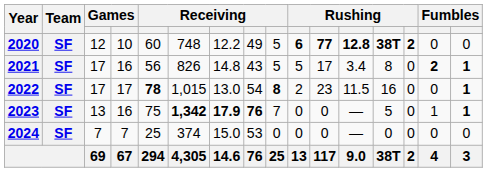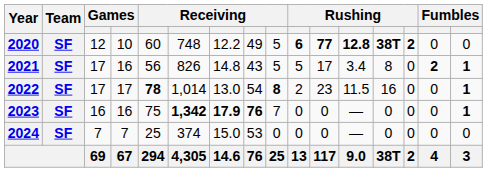(189, 89) 1,015 -> (189, 89) 1,014
(98, 111) 13 -> (98, 111) 16
(388, 111) 5 -> (388, 111) 0
(434, 111) 1 -> (434, 111) 0
